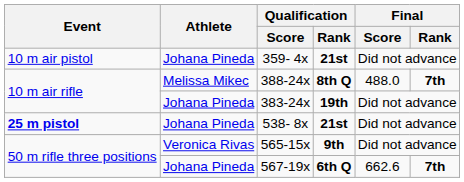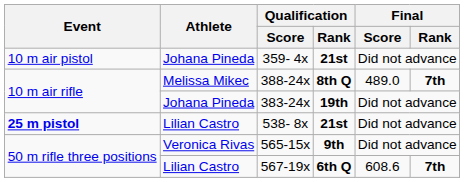(382, 81) 488.0 -> (382, 81) 489.0
(209, 124) Johana Pineda -> (201, 124) Lilian Castro
(209, 167) Johana Pineda -> (201, 167) Lilian Castro
(382, 167) 662.6 -> (382, 167) 608.6
